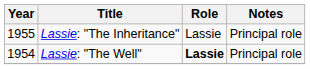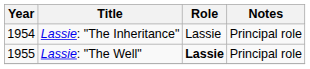(21, 34) 1955 -> (21, 34) 1954
(21, 53) 1954 -> (21, 53) 1955
